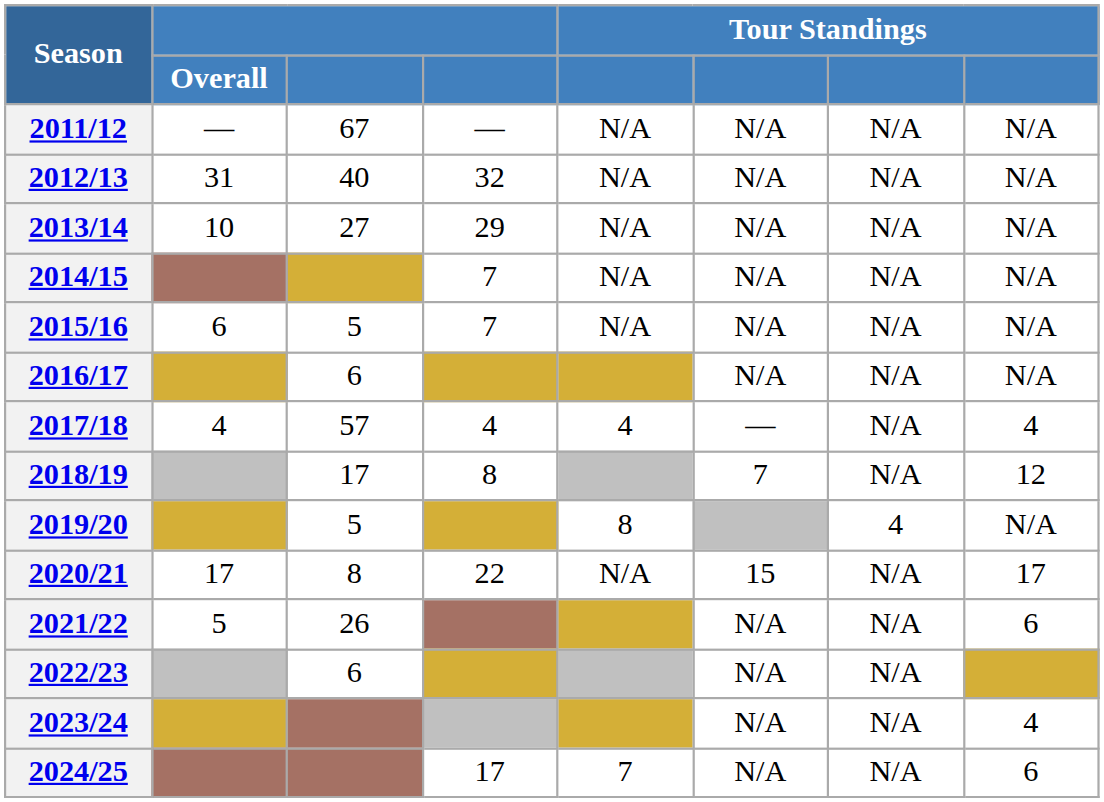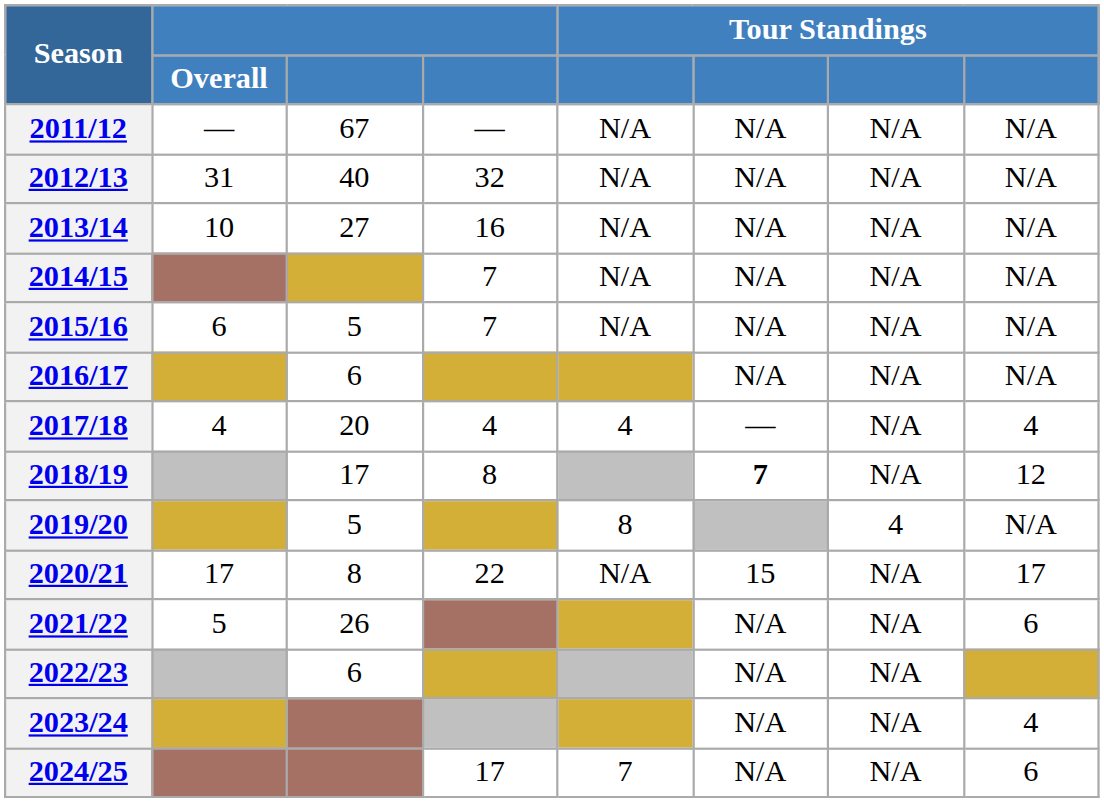(490, 226) 29 -> (490, 226) 16
(354, 424) 57 -> (354, 424) 20
(760, 474) normal -> (760, 474) bold
